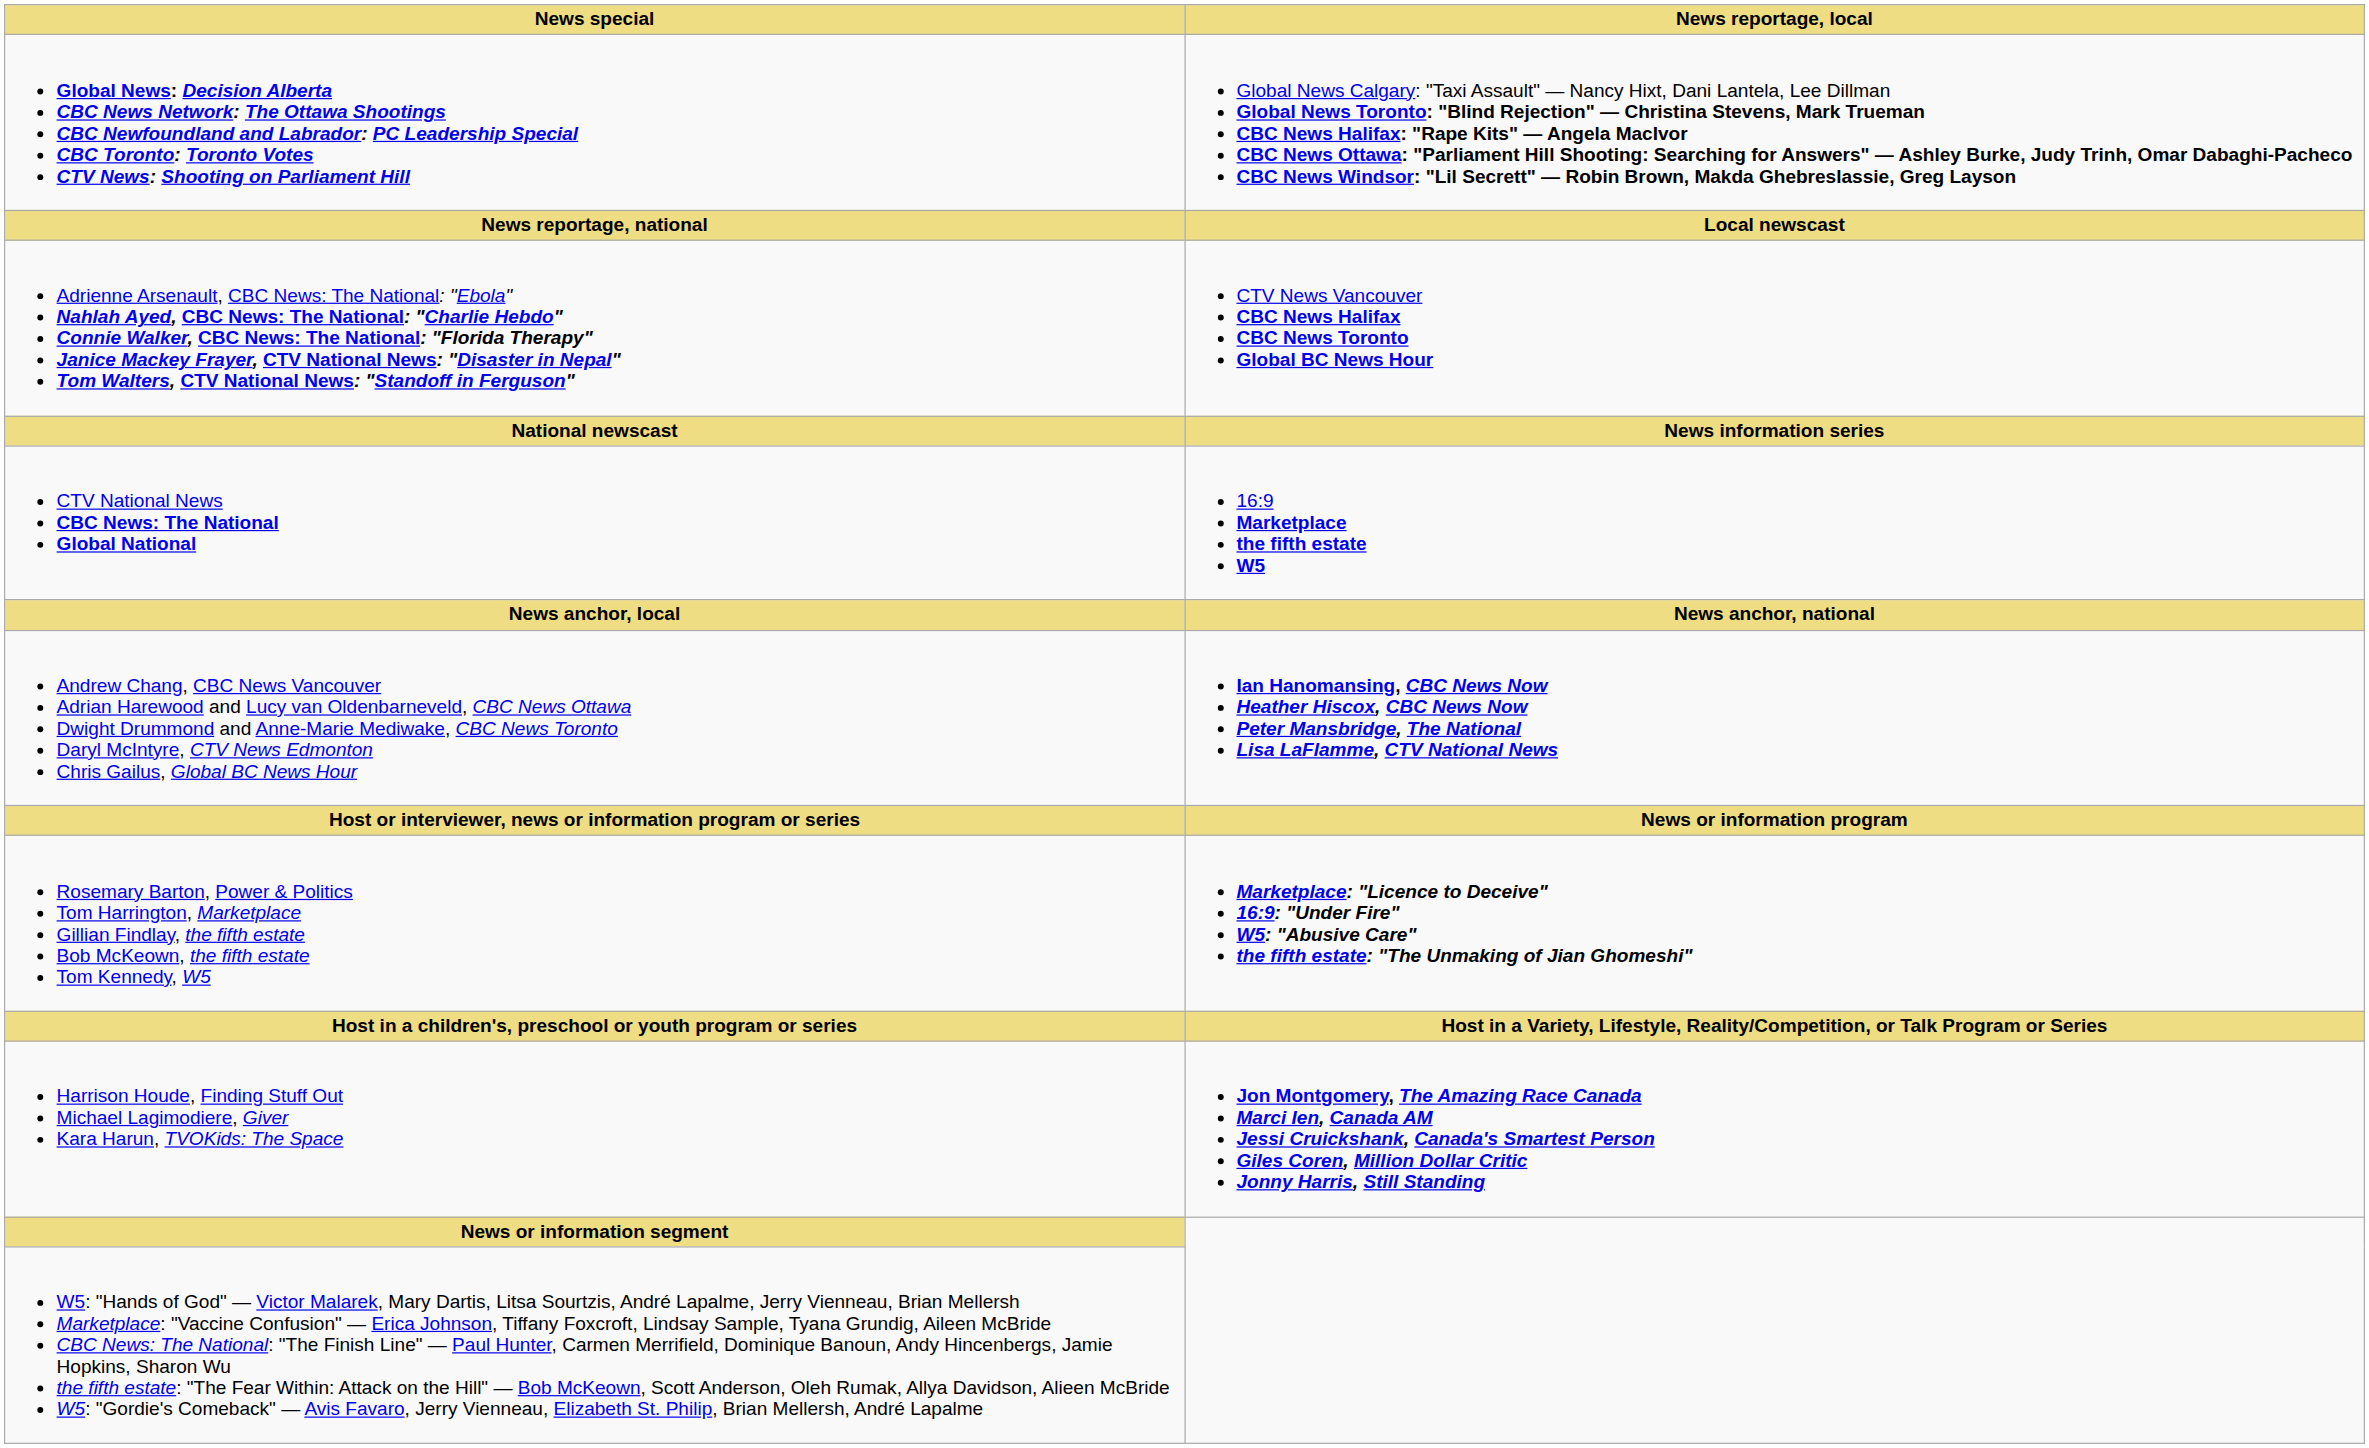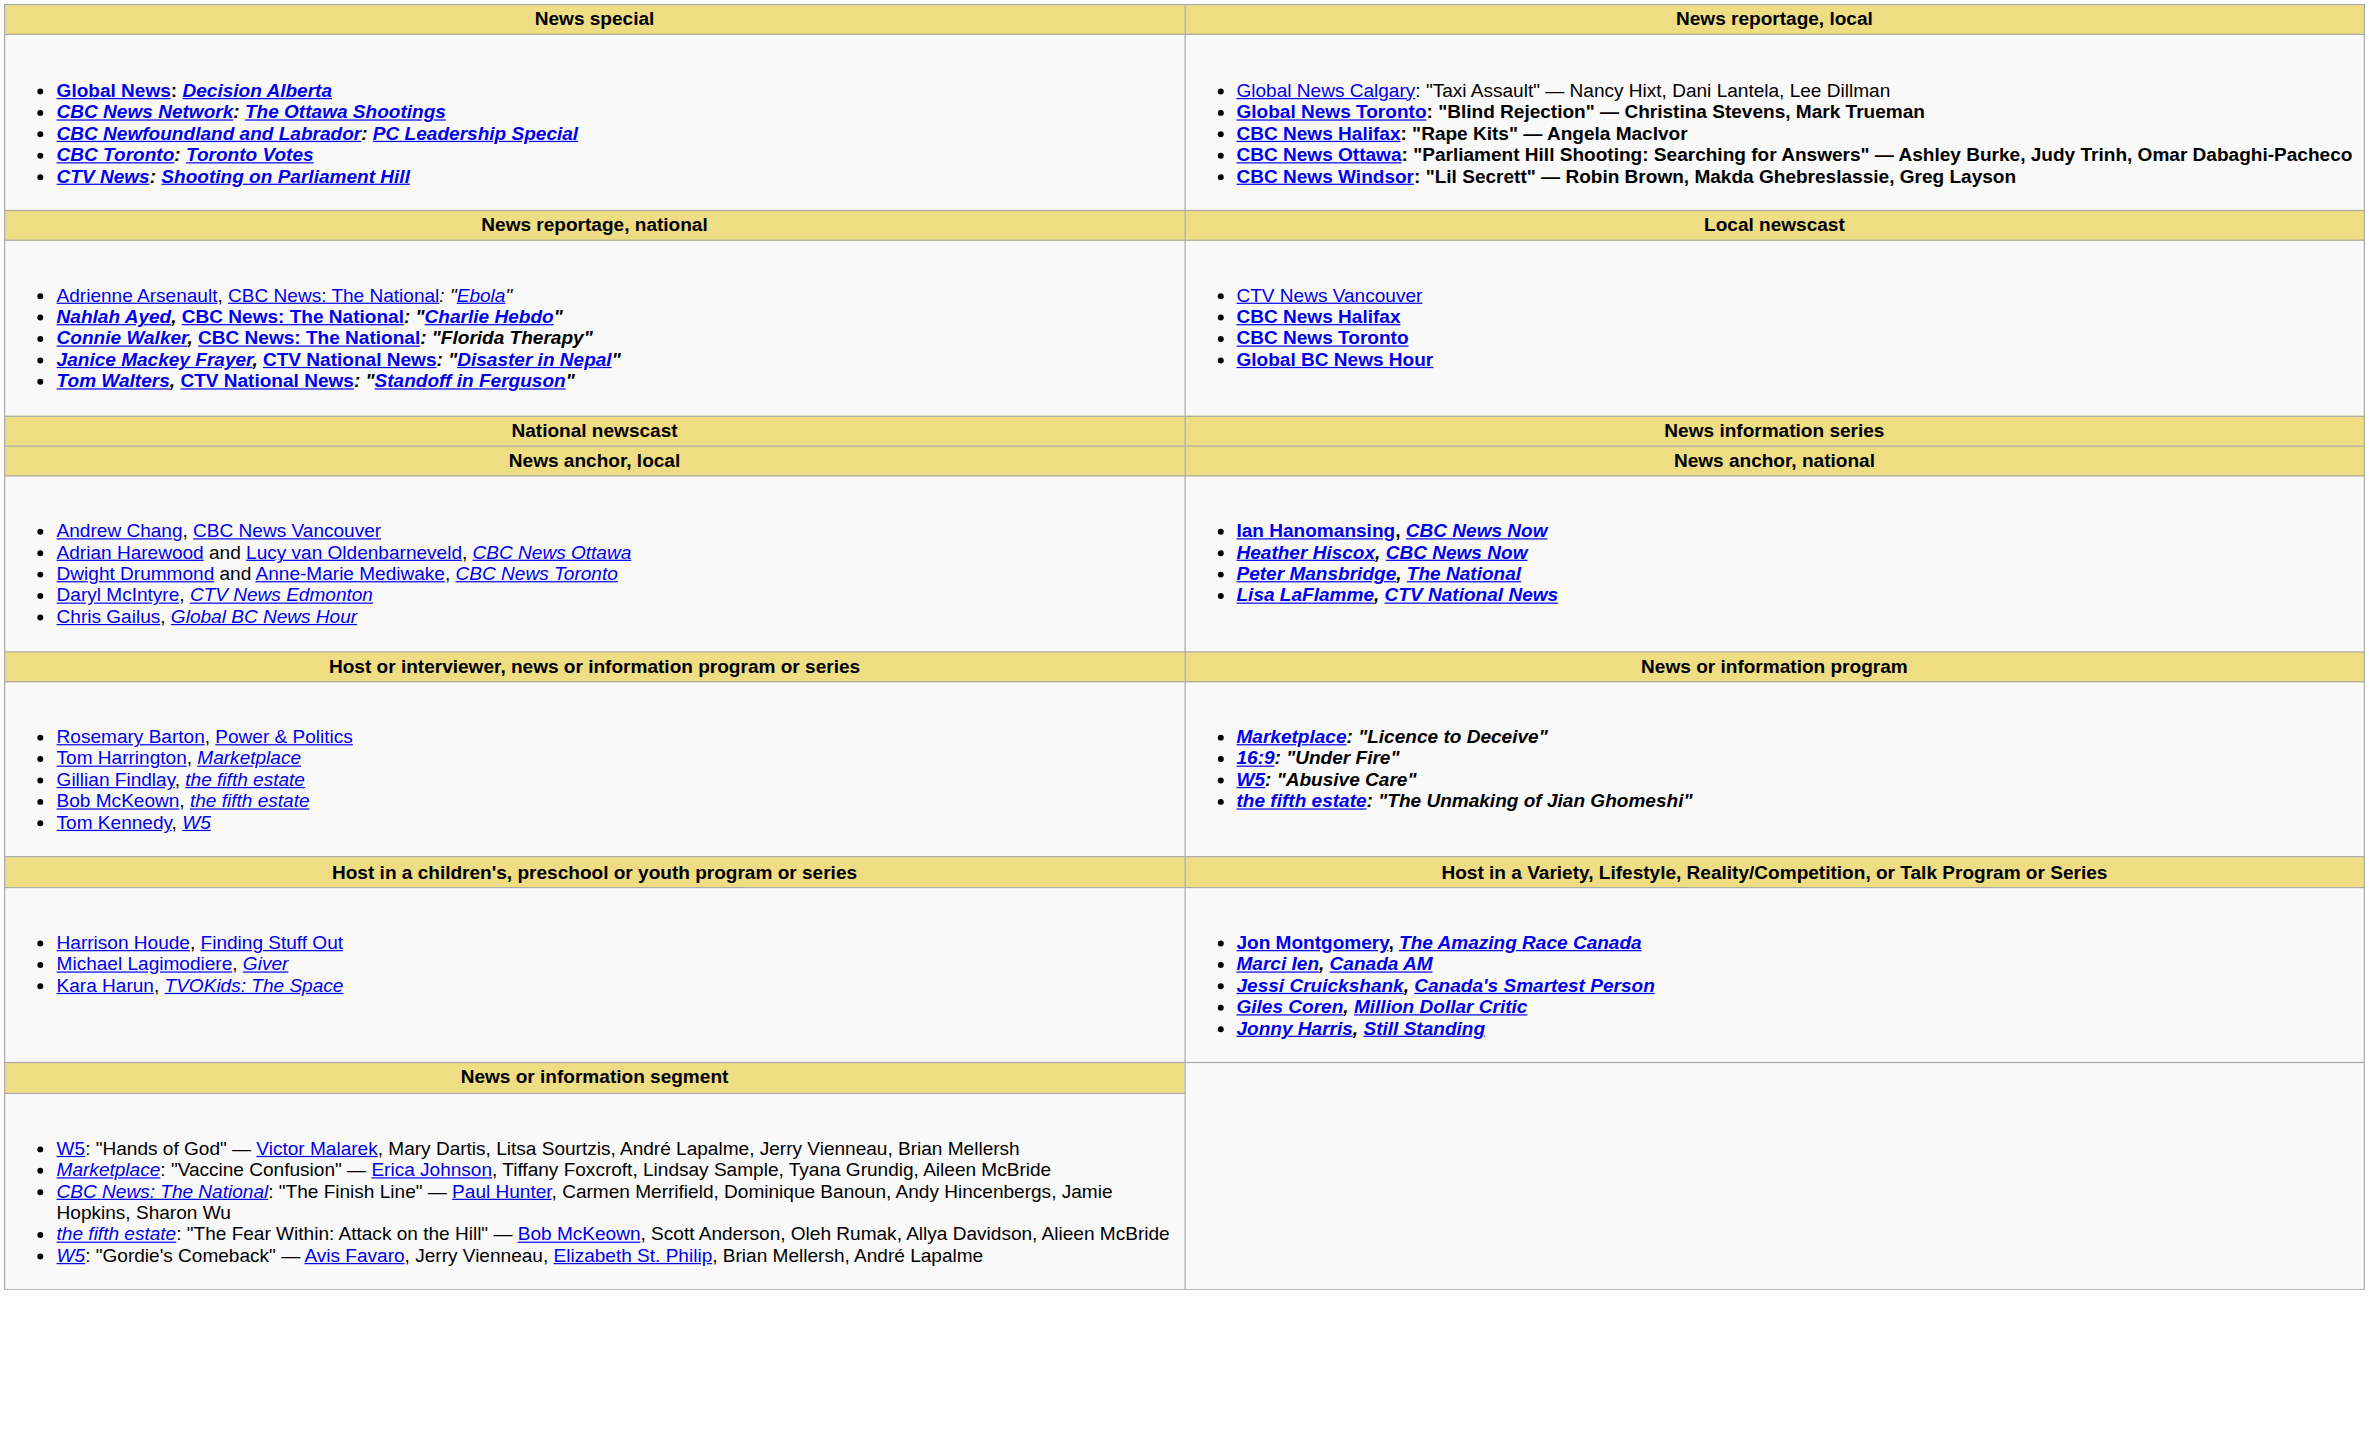- row: (595, 523)
